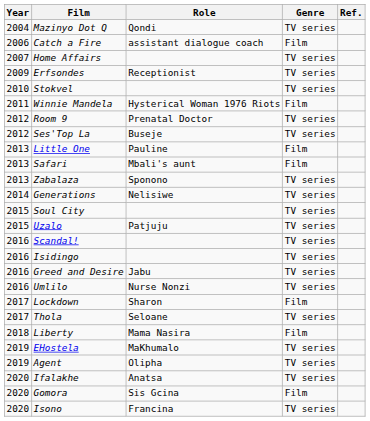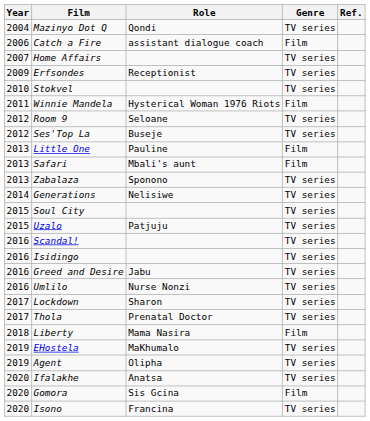(170, 119) Prenatal Doctor -> (148, 119) Seloane
(296, 302) Film -> (310, 302) TV series
(148, 317) Seloane -> (170, 317) Prenatal Doctor
